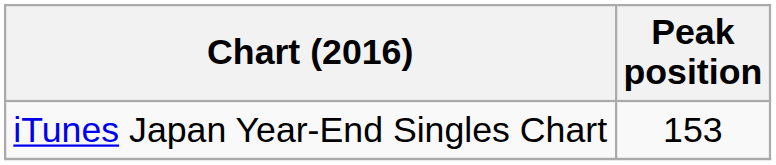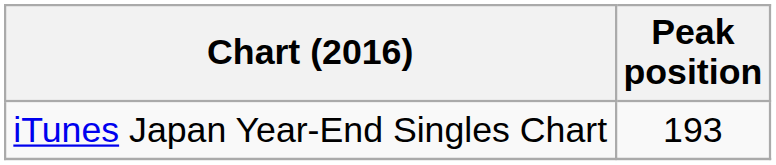(693, 129) 153 -> (693, 129) 193
